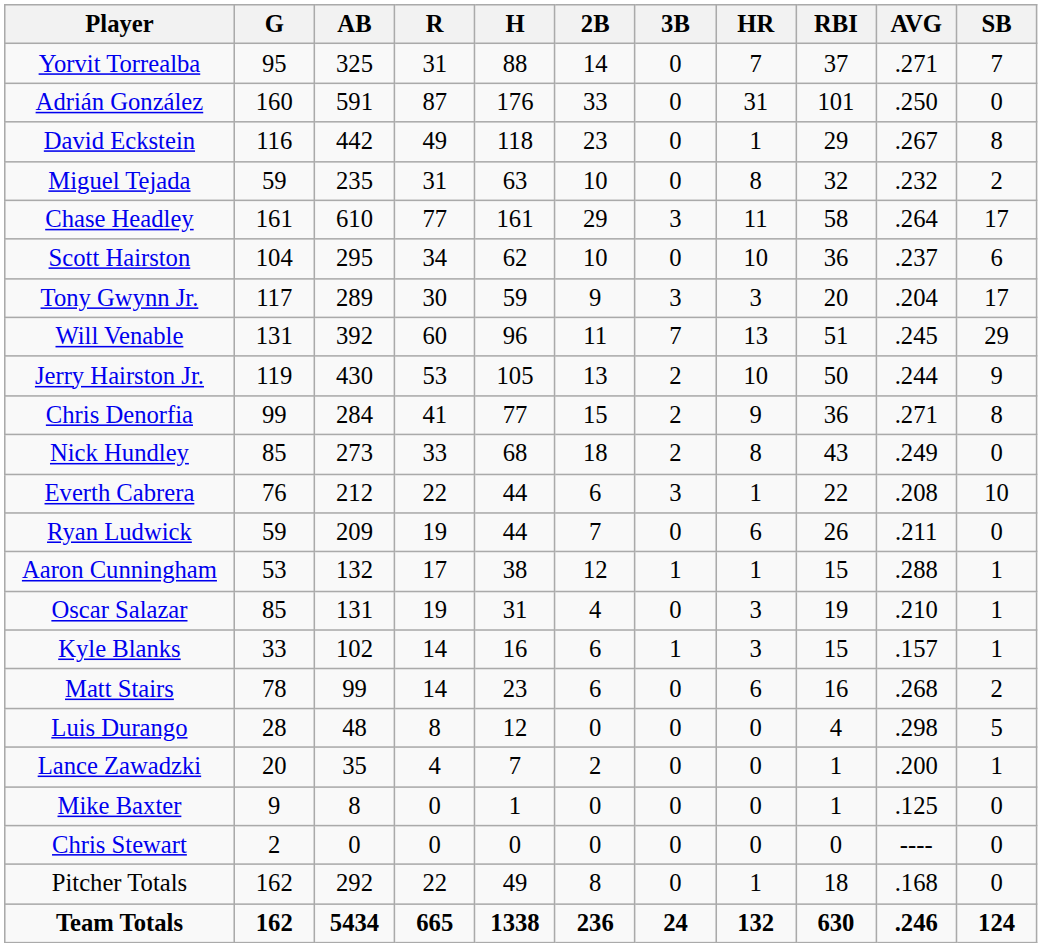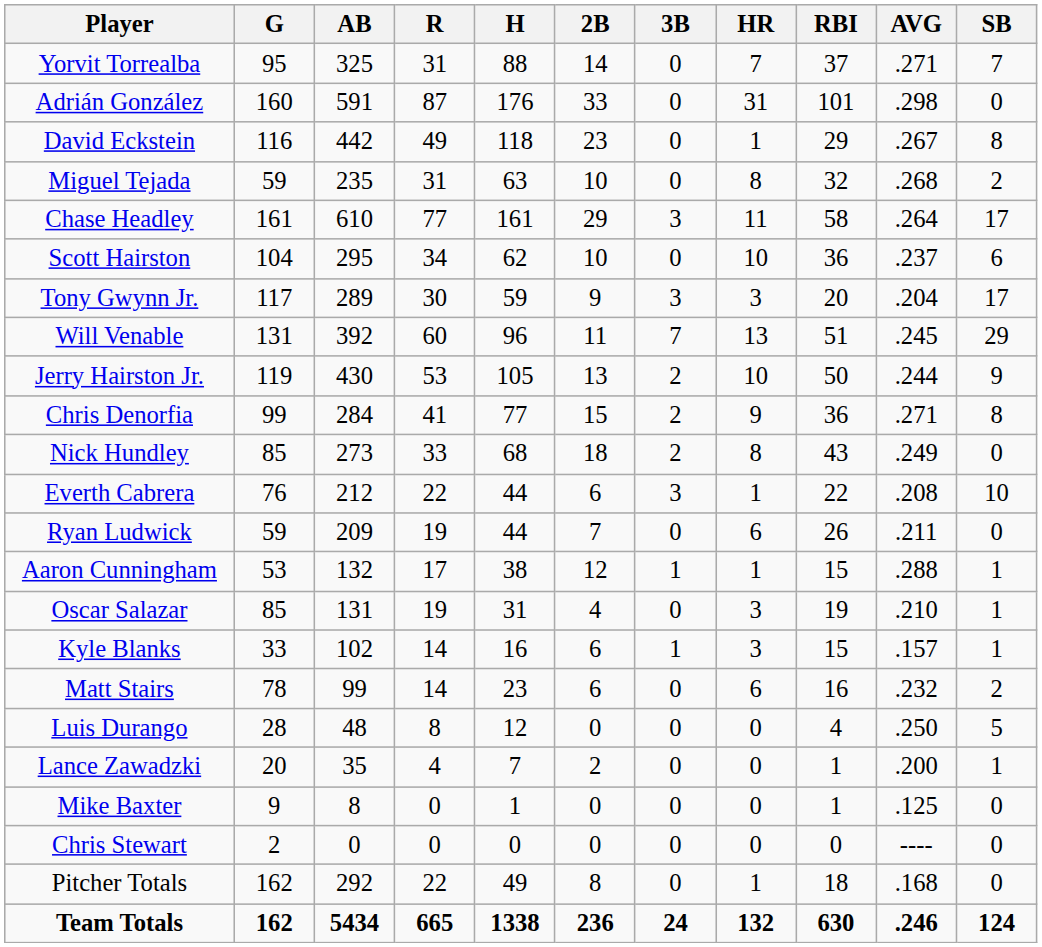(916, 102) .250 -> (916, 102) .298
(916, 180) .232 -> (916, 180) .268
(916, 688) .268 -> (916, 688) .232
(916, 727) .298 -> (916, 727) .250
